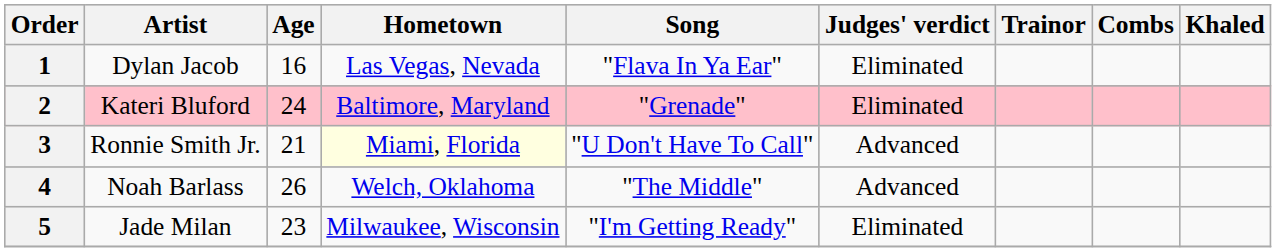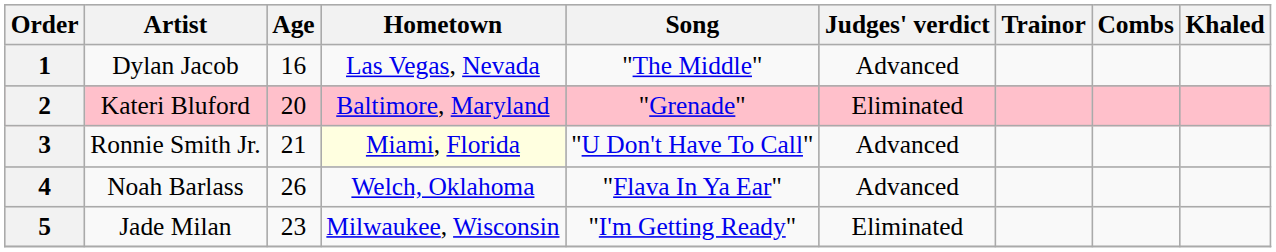(692, 65) "Flava In Ya Ear" -> (692, 65) "The Middle"
(907, 65) Eliminated -> (907, 65) Advanced
(293, 105) 24 -> (293, 105) 20
(692, 186) "The Middle" -> (692, 186) "Flava In Ya Ear"
